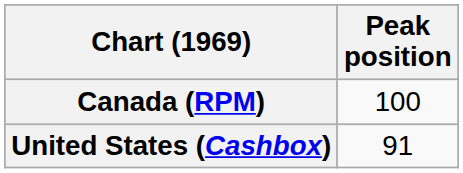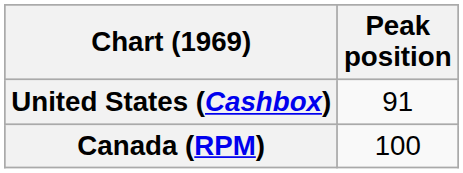rows swapped: (171, 145) <-> (171, 101)
